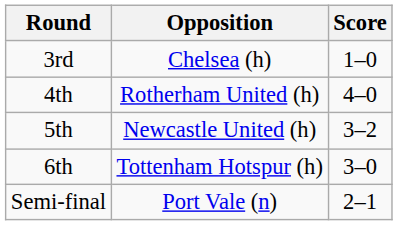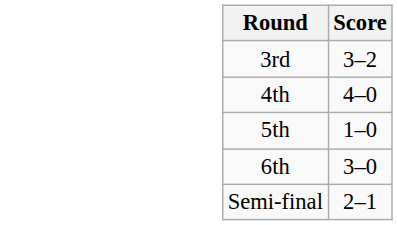- column: (220, 22)
(360, 58) 1–0 -> (360, 58) 3–2
(360, 130) 3–2 -> (360, 130) 1–0
